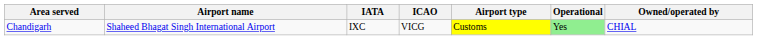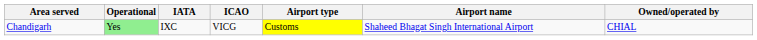columns swapped: (225, 12) <-> (578, 12)
